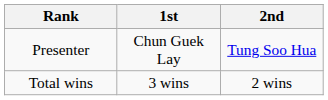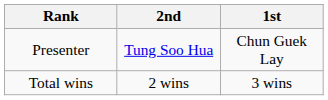columns swapped: (169, 16) <-> (272, 16)
